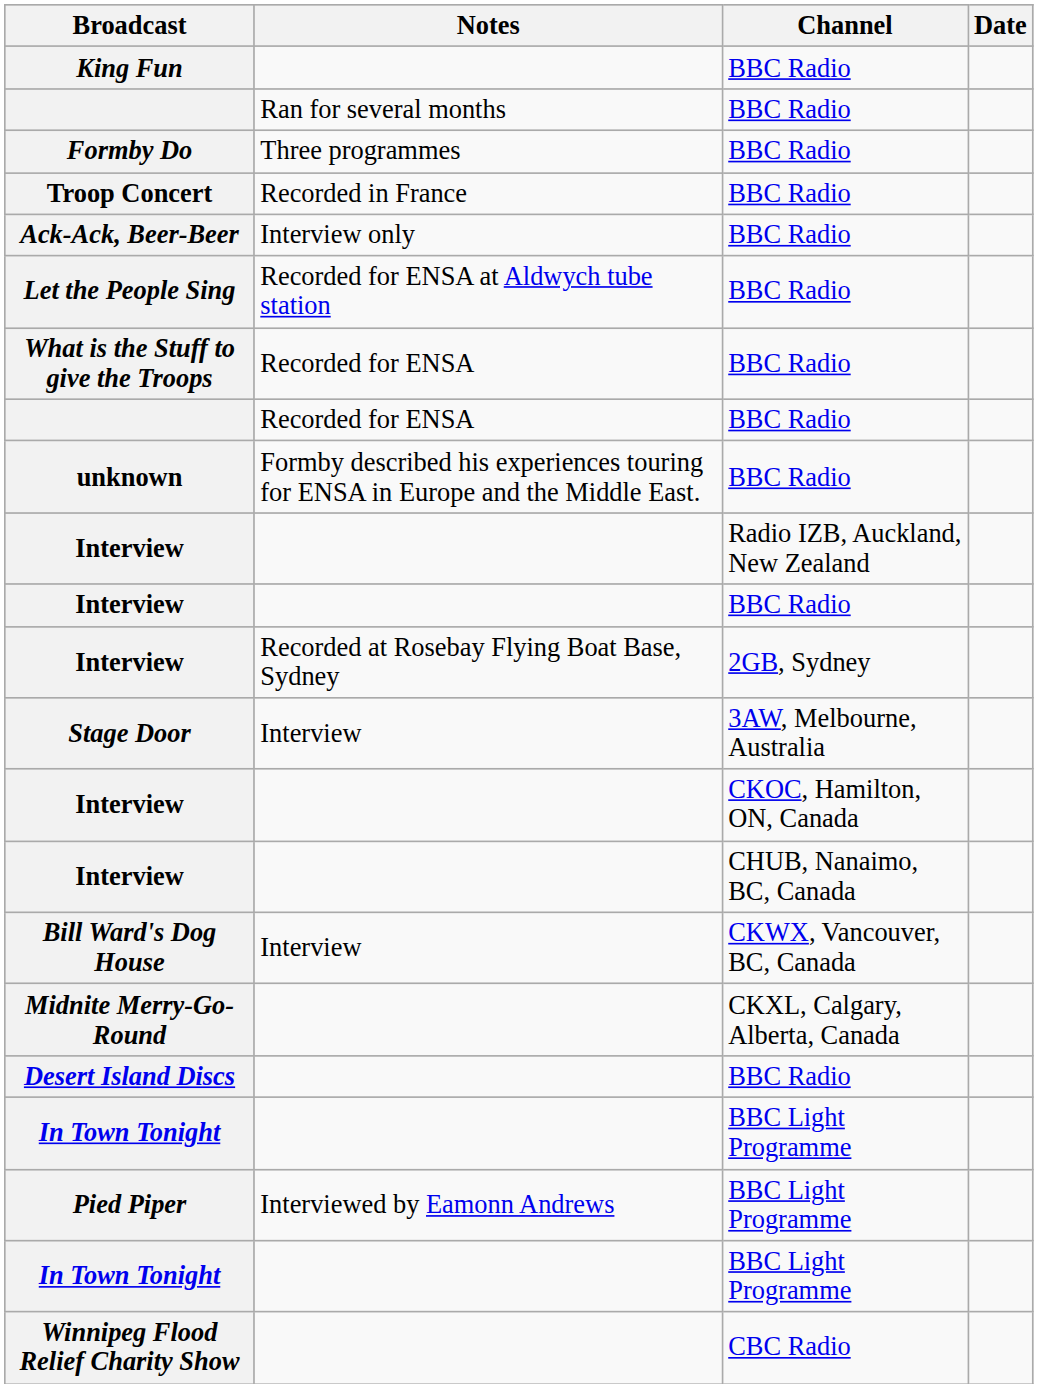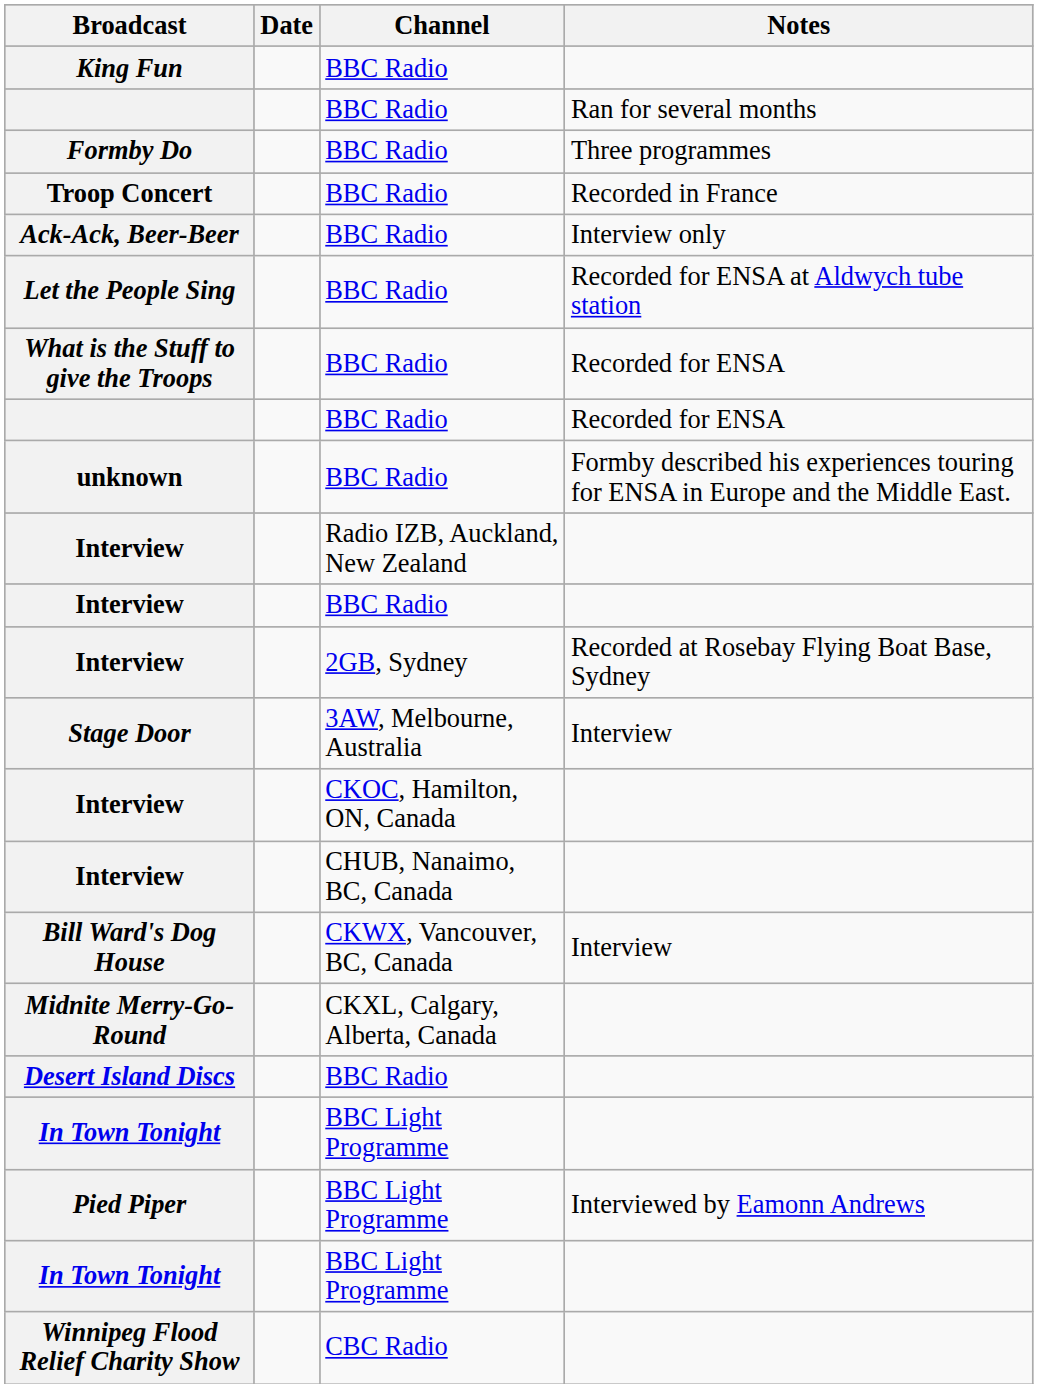columns swapped: (1000, 25) <-> (488, 25)
